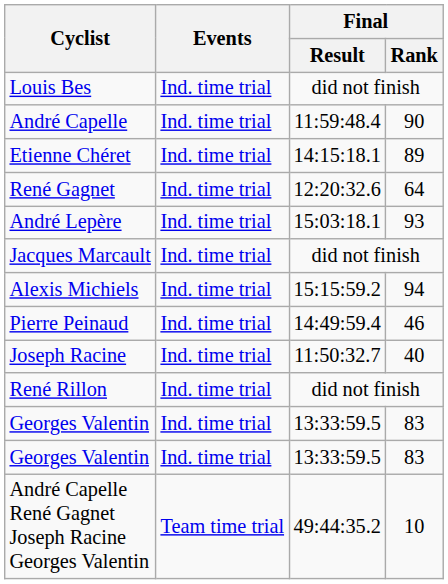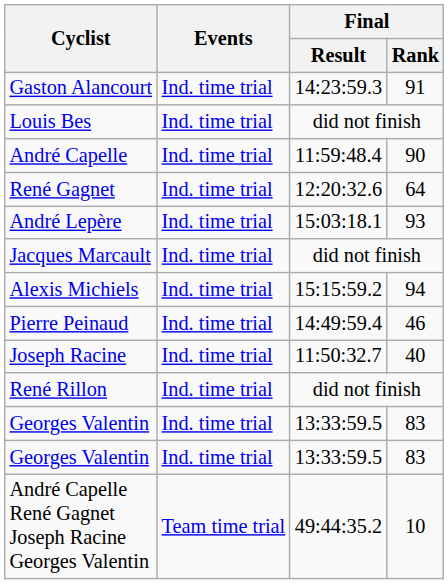+ row: (81, 88)
- row: (70, 155)
